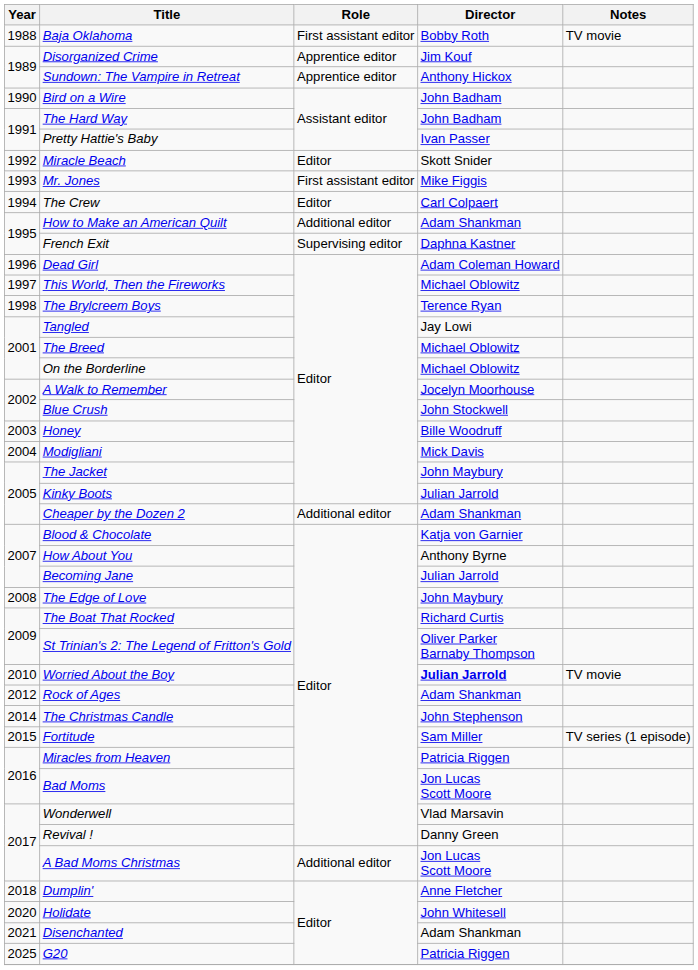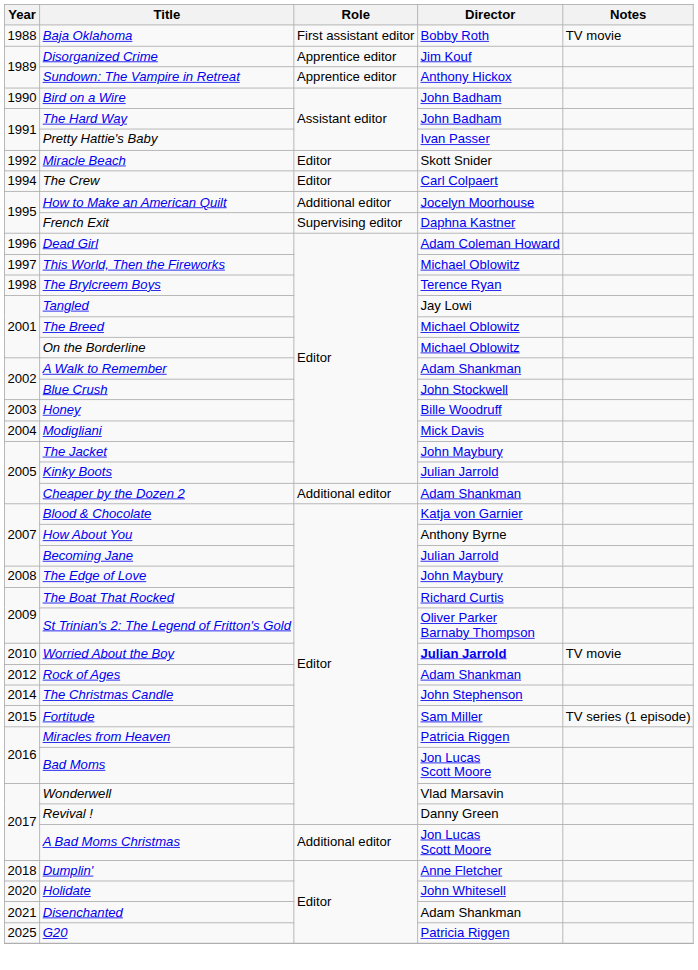- row: (71, 181)
(471, 222) Adam Shankman -> (477, 202) Jocelyn Moorhouse
(477, 389) Jocelyn Moorhouse -> (471, 368) Adam Shankman
